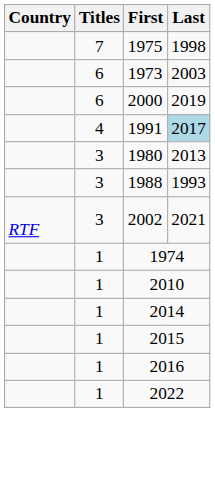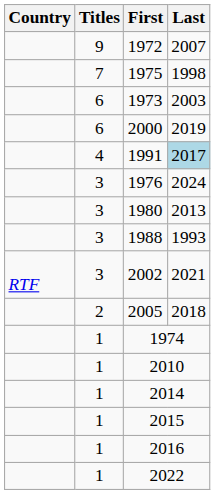+ row: (145, 45)
+ row: (145, 182)
+ row: (145, 311)
